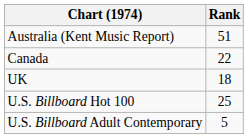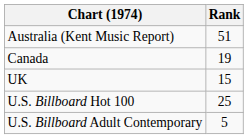(225, 58) 22 -> (225, 58) 19
(225, 79) 18 -> (225, 79) 15
